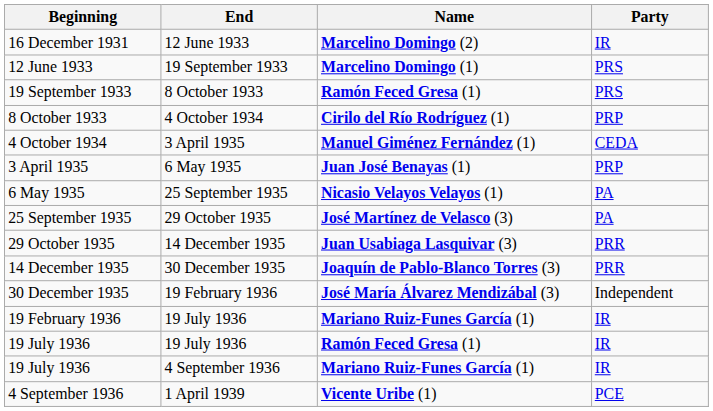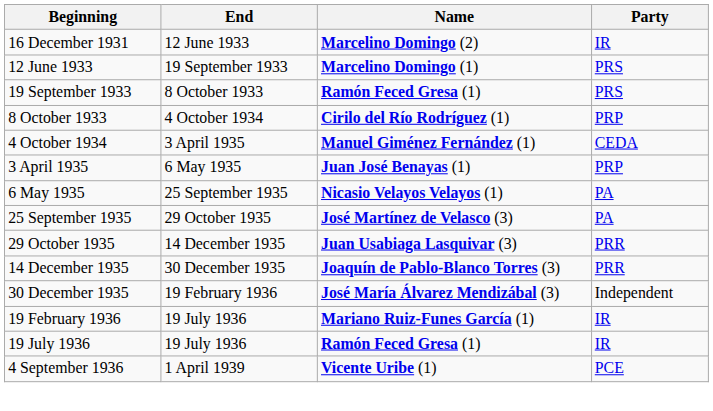- row: (49, 368)
